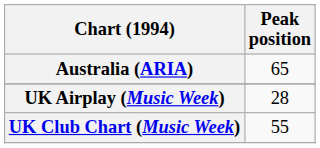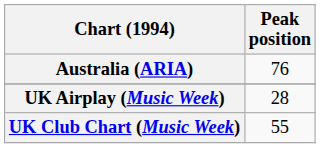(280, 68) 65 -> (280, 68) 76
